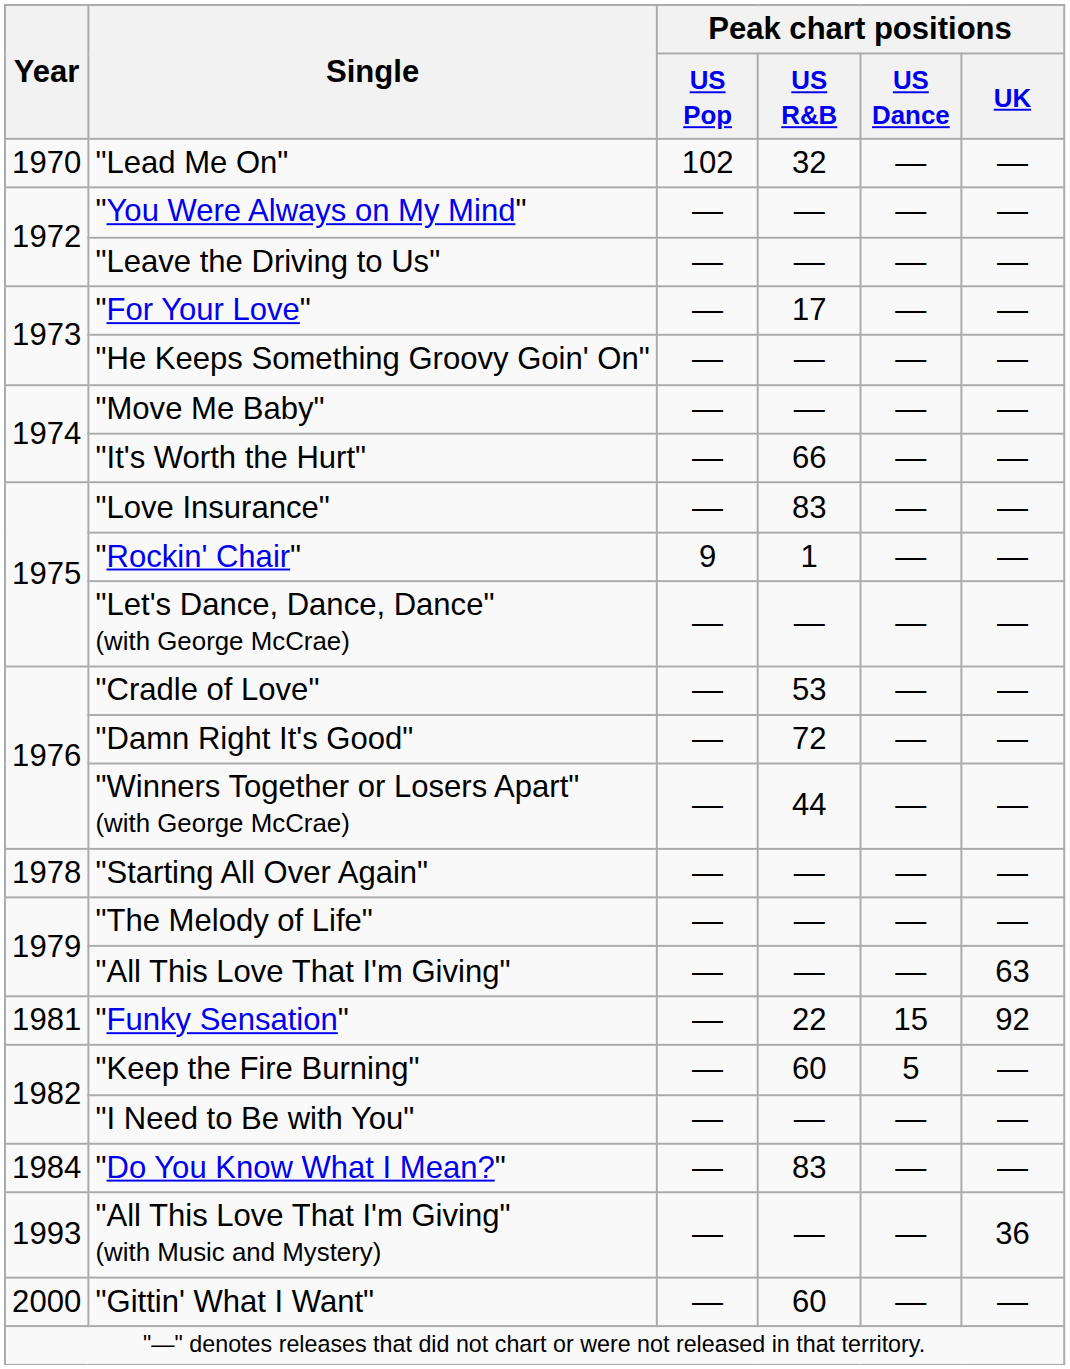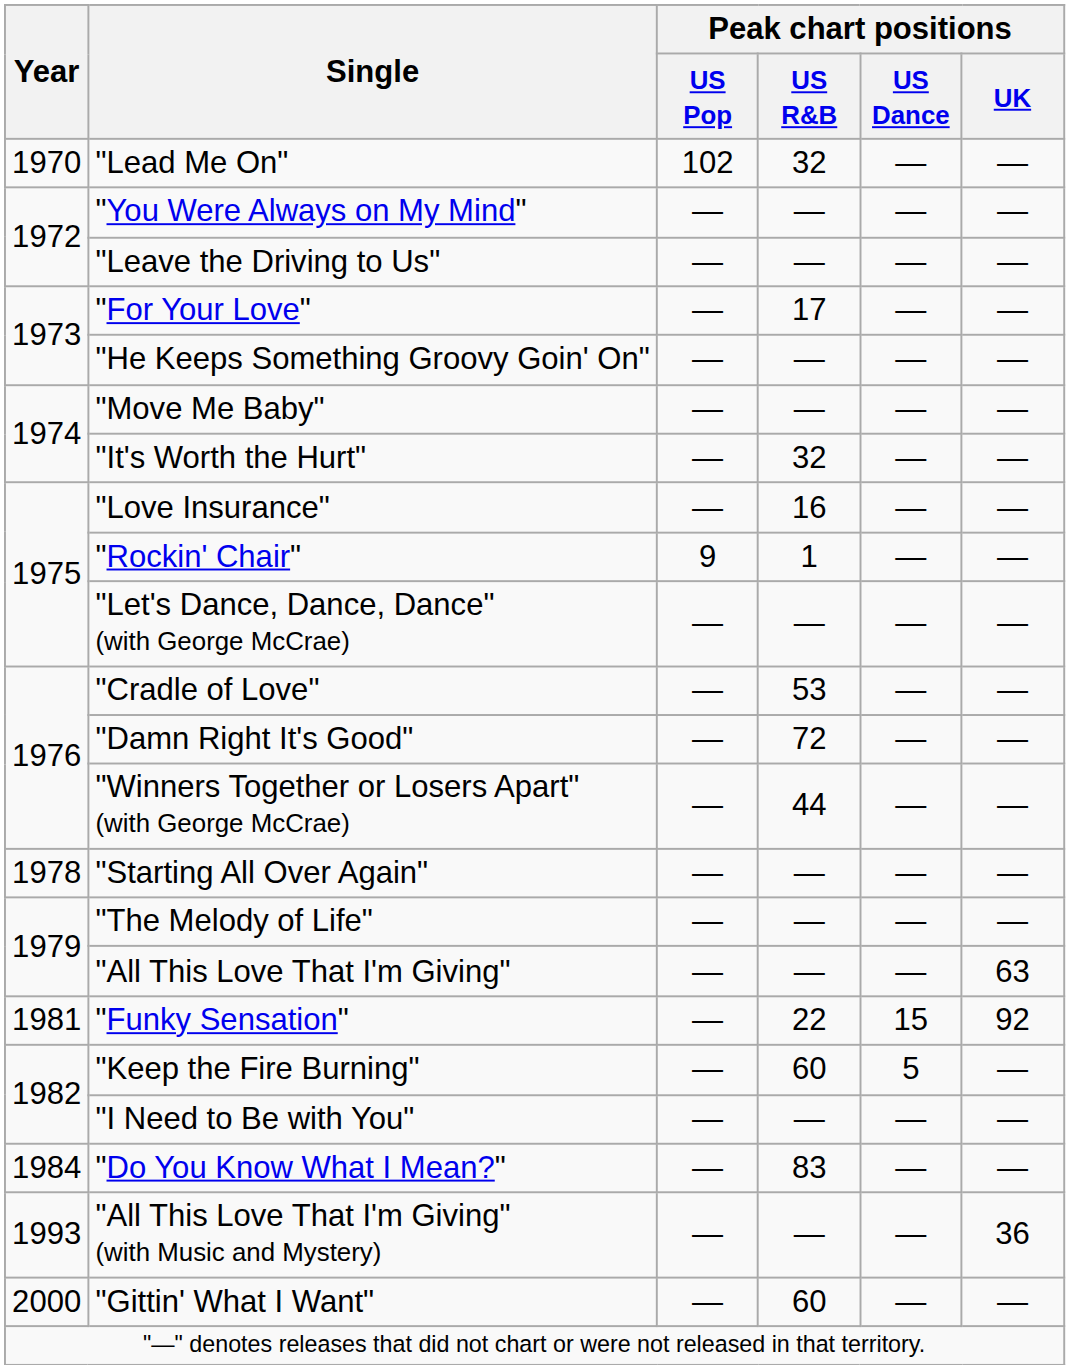(809, 457) 66 -> (809, 457) 32
(809, 507) 83 -> (809, 507) 16
